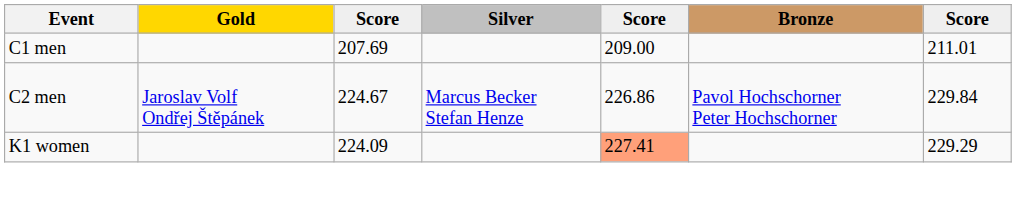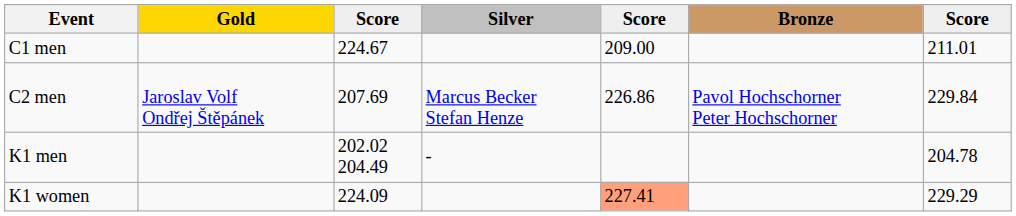(363, 47) 207.69 -> (363, 47) 224.67
(363, 97) 224.67 -> (363, 97) 207.69
+ row: (38, 157)
